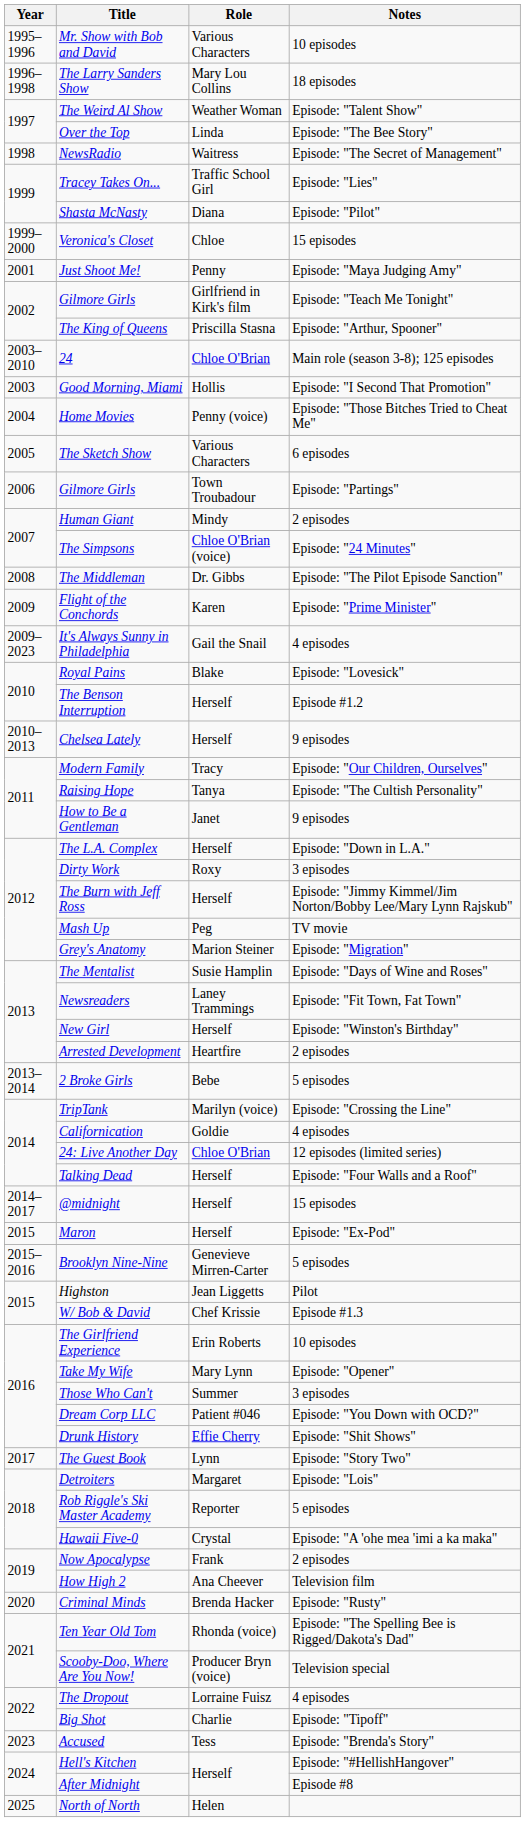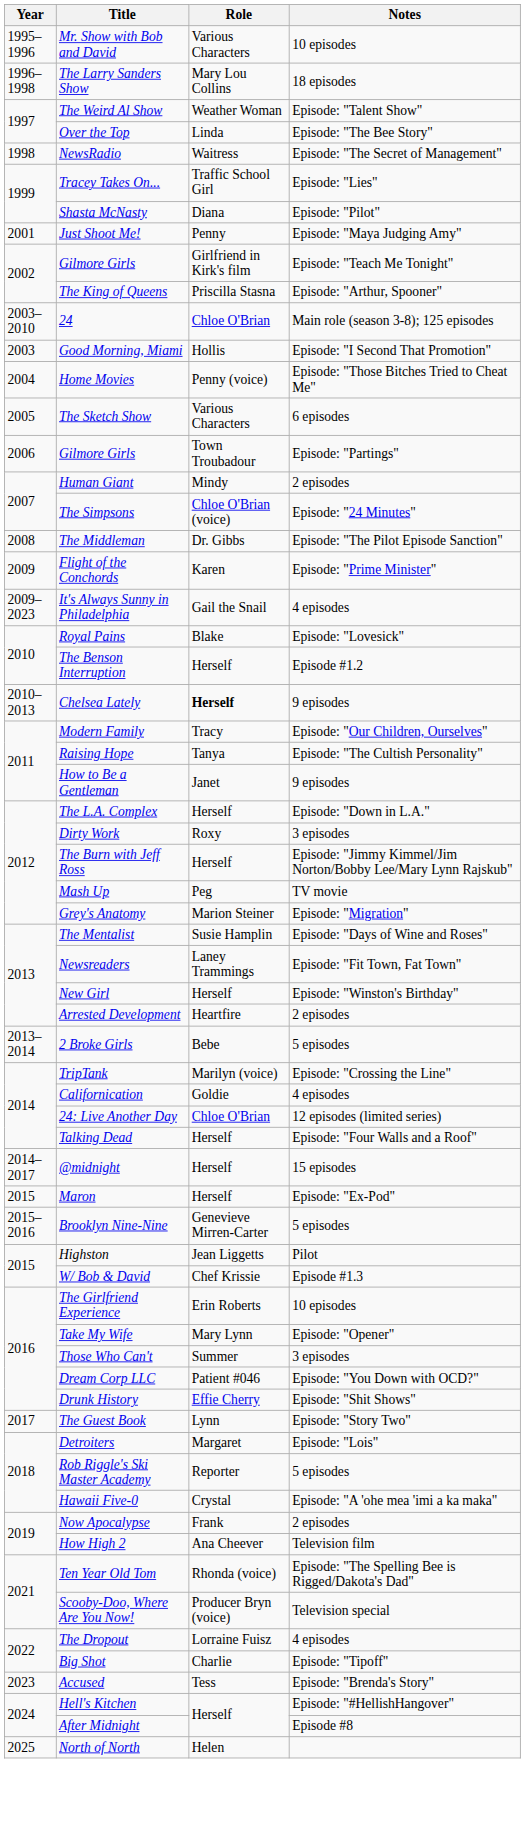- row: (106, 241)
(212, 739) normal -> (213, 702) bold
- row: (102, 1602)
